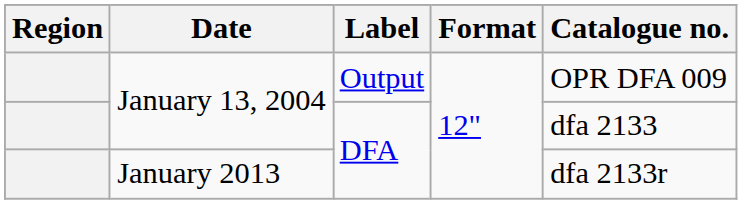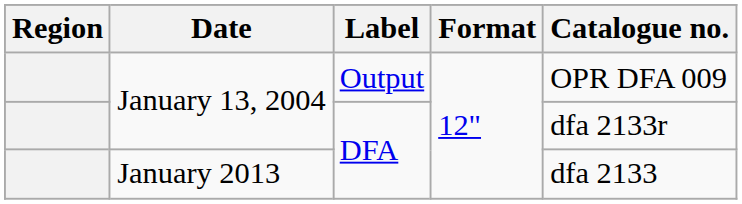(604, 125) dfa 2133 -> (609, 125) dfa 2133r
(609, 173) dfa 2133r -> (604, 173) dfa 2133
